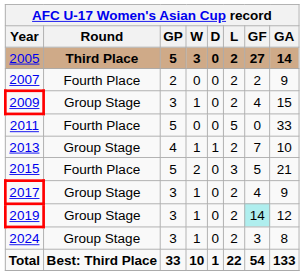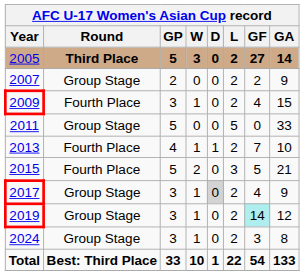(102, 80) Fourth Place -> (102, 80) Group Stage
(102, 103) Group Stage -> (102, 103) Fourth Place
(102, 126) Fourth Place -> (102, 126) Group Stage
(102, 147) Group Stage -> (102, 147) Fourth Place
(215, 192) no background -> (215, 192) lightgrey background
